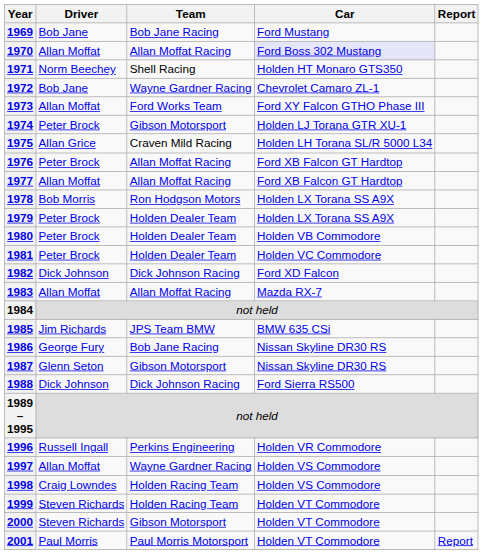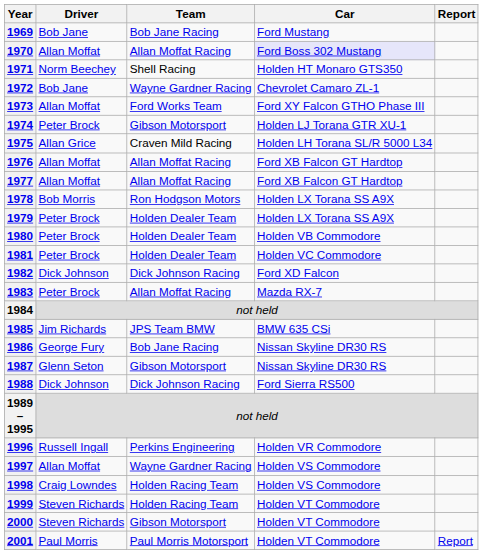(69, 162) Peter Brock -> (69, 162) Allan Moffat
(69, 292) Allan Moffat -> (69, 292) Peter Brock
